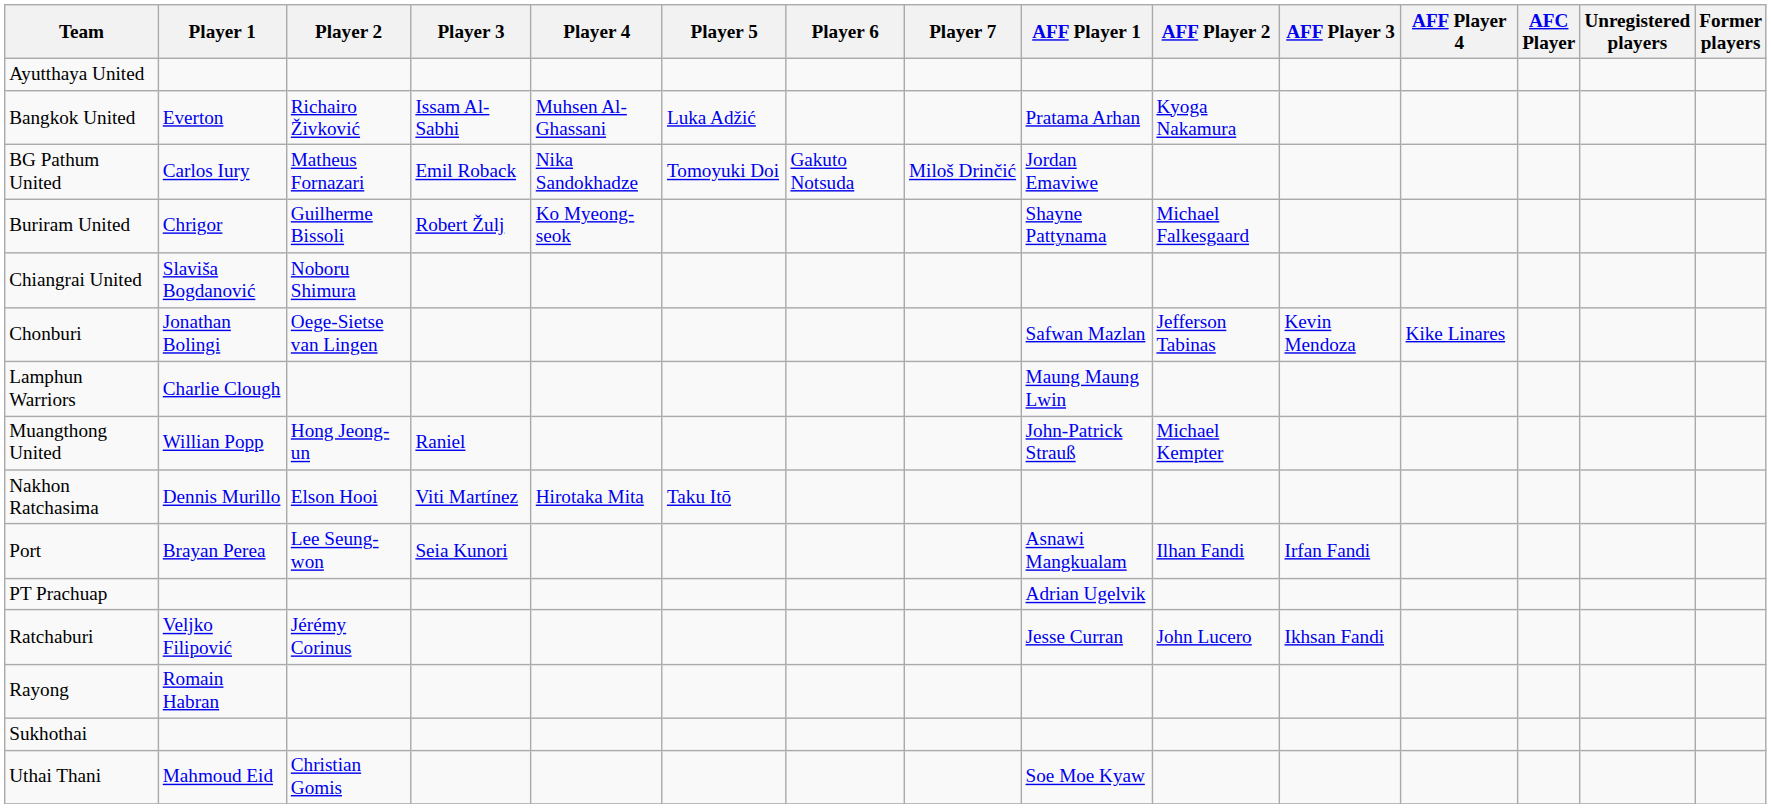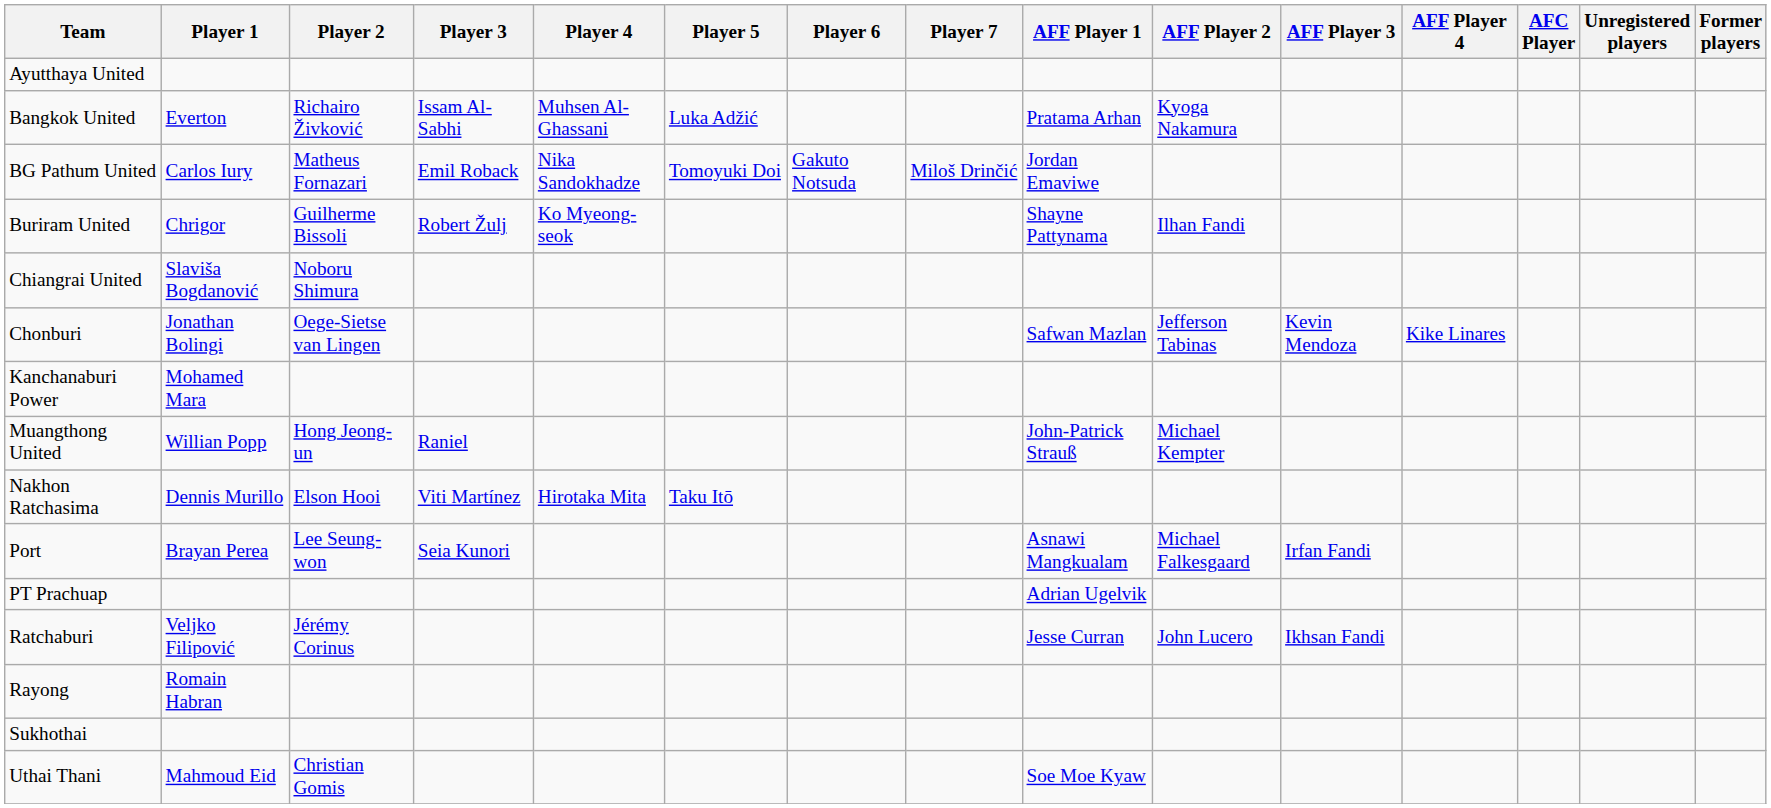(1203, 225) Michael Falkesgaard -> (1201, 225) Ilhan Fandi
+ row: (63, 388)
- row: (46, 388)
(1200, 550) Ilhan Fandi -> (1204, 550) Michael Falkesgaard
